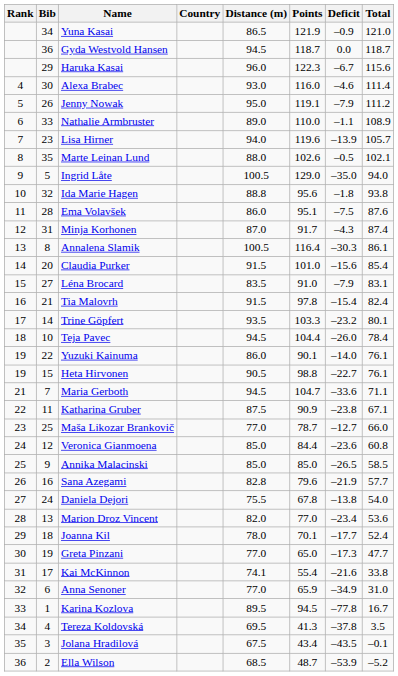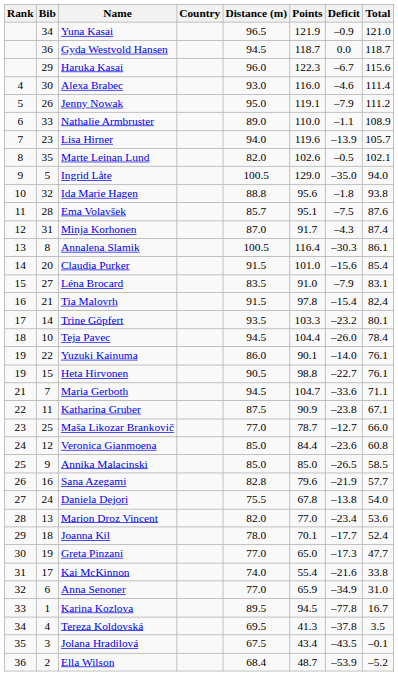(256, 31) 86.5 -> (256, 31) 96.5
(256, 157) 88.0 -> (256, 157) 82.0
(256, 211) 86.0 -> (256, 211) 85.7
(256, 572) 74.1 -> (256, 572) 74.0
(256, 662) 68.5 -> (256, 662) 68.4
